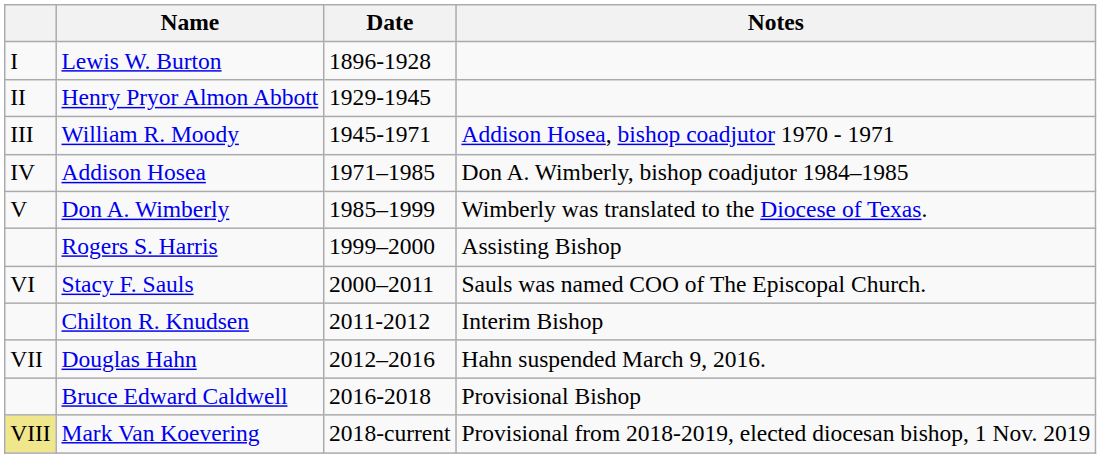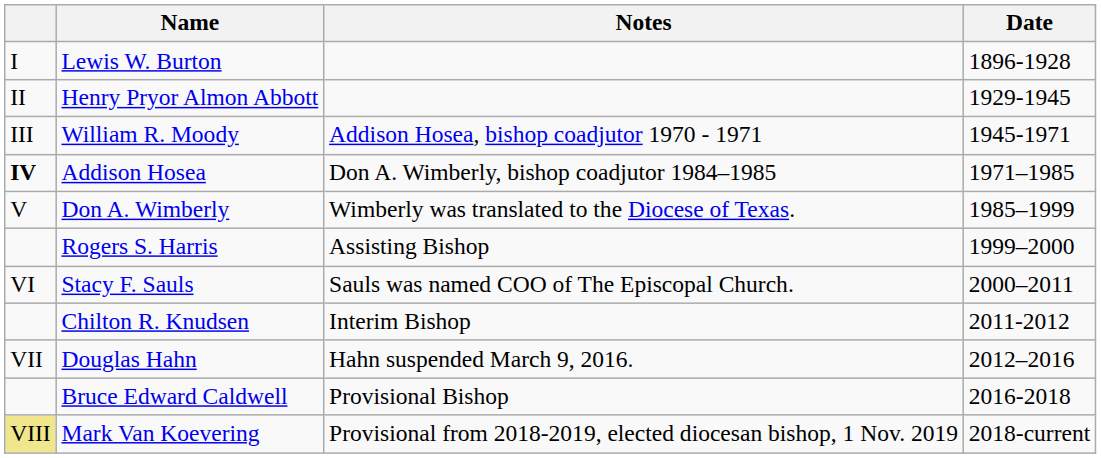columns swapped: (390, 23) <-> (776, 23)
(23, 172) normal -> (23, 172) bold
